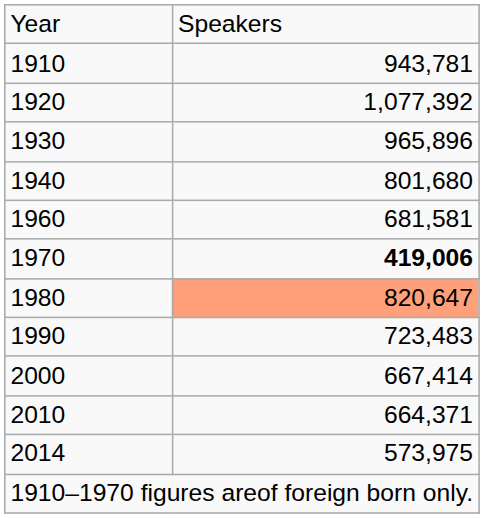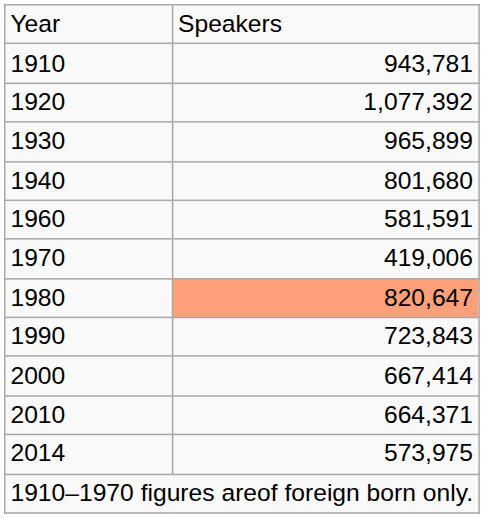(428, 141) 965,896 -> (428, 141) 965,899
(428, 219) 681,581 -> (428, 219) 581,591
(428, 258) bold -> (428, 258) normal
(428, 336) 723,483 -> (428, 336) 723,843
